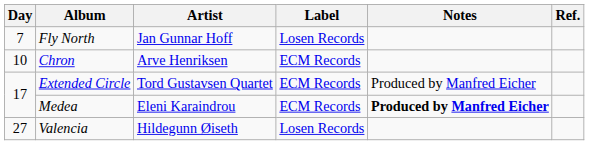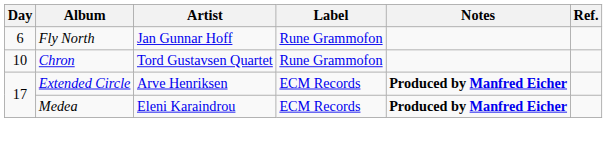(20, 38) 7 -> (20, 38) 6
(322, 38) Losen Records -> (331, 38) Rune Grammofon
(182, 60) Arve Henriksen -> (205, 60) Tord Gustavsen Quartet
(320, 60) ECM Records -> (331, 60) Rune Grammofon
(205, 83) Tord Gustavsen Quartet -> (182, 83) Arve Henriksen
(453, 83) normal -> (478, 83) bold
- row: (63, 128)
